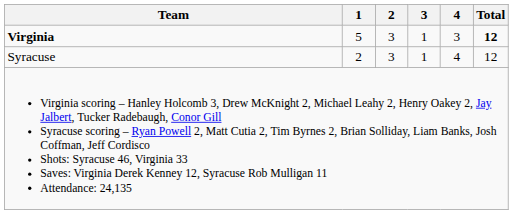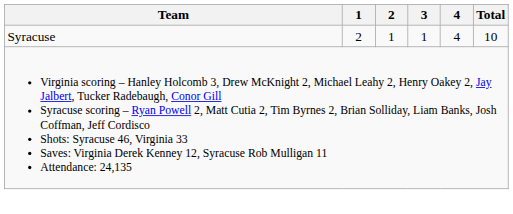- row: (31, 36)
(391, 57) 3 -> (391, 36) 1
(491, 57) 12 -> (491, 36) 10
